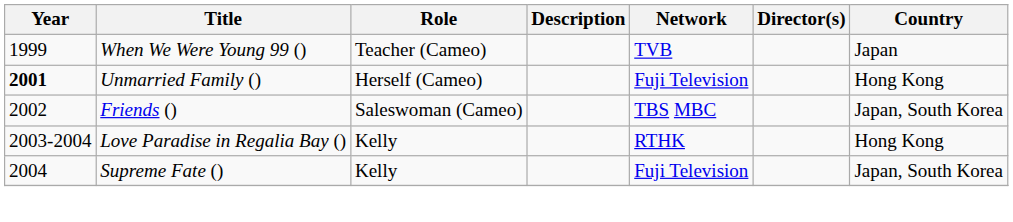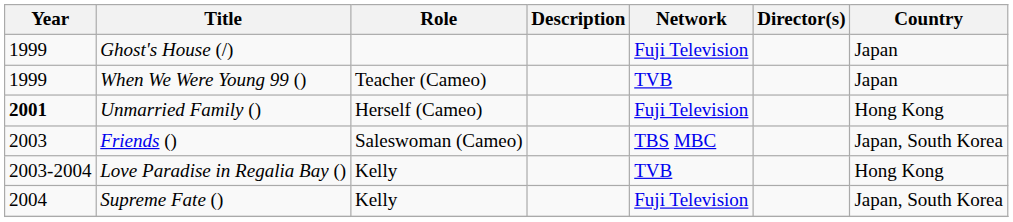+ row: (167, 49)
(28, 110) 2002 -> (28, 140) 2003
(660, 140) RTHK -> (653, 170) TVB
